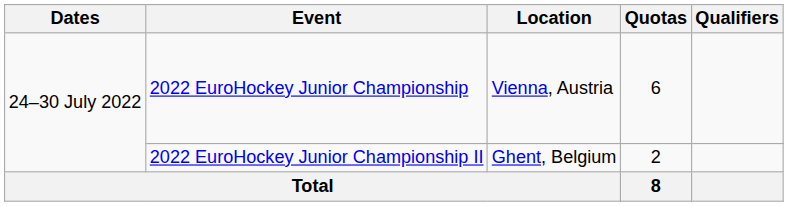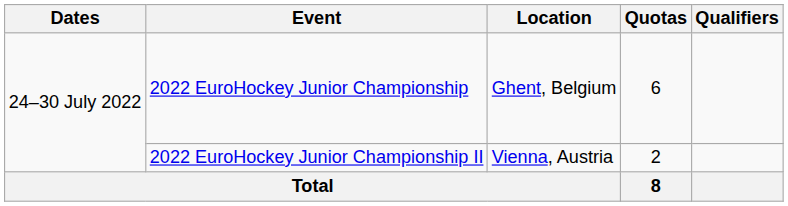(552, 88) Vienna, Austria -> (554, 88) Ghent, Belgium
(554, 157) Ghent, Belgium -> (552, 157) Vienna, Austria
